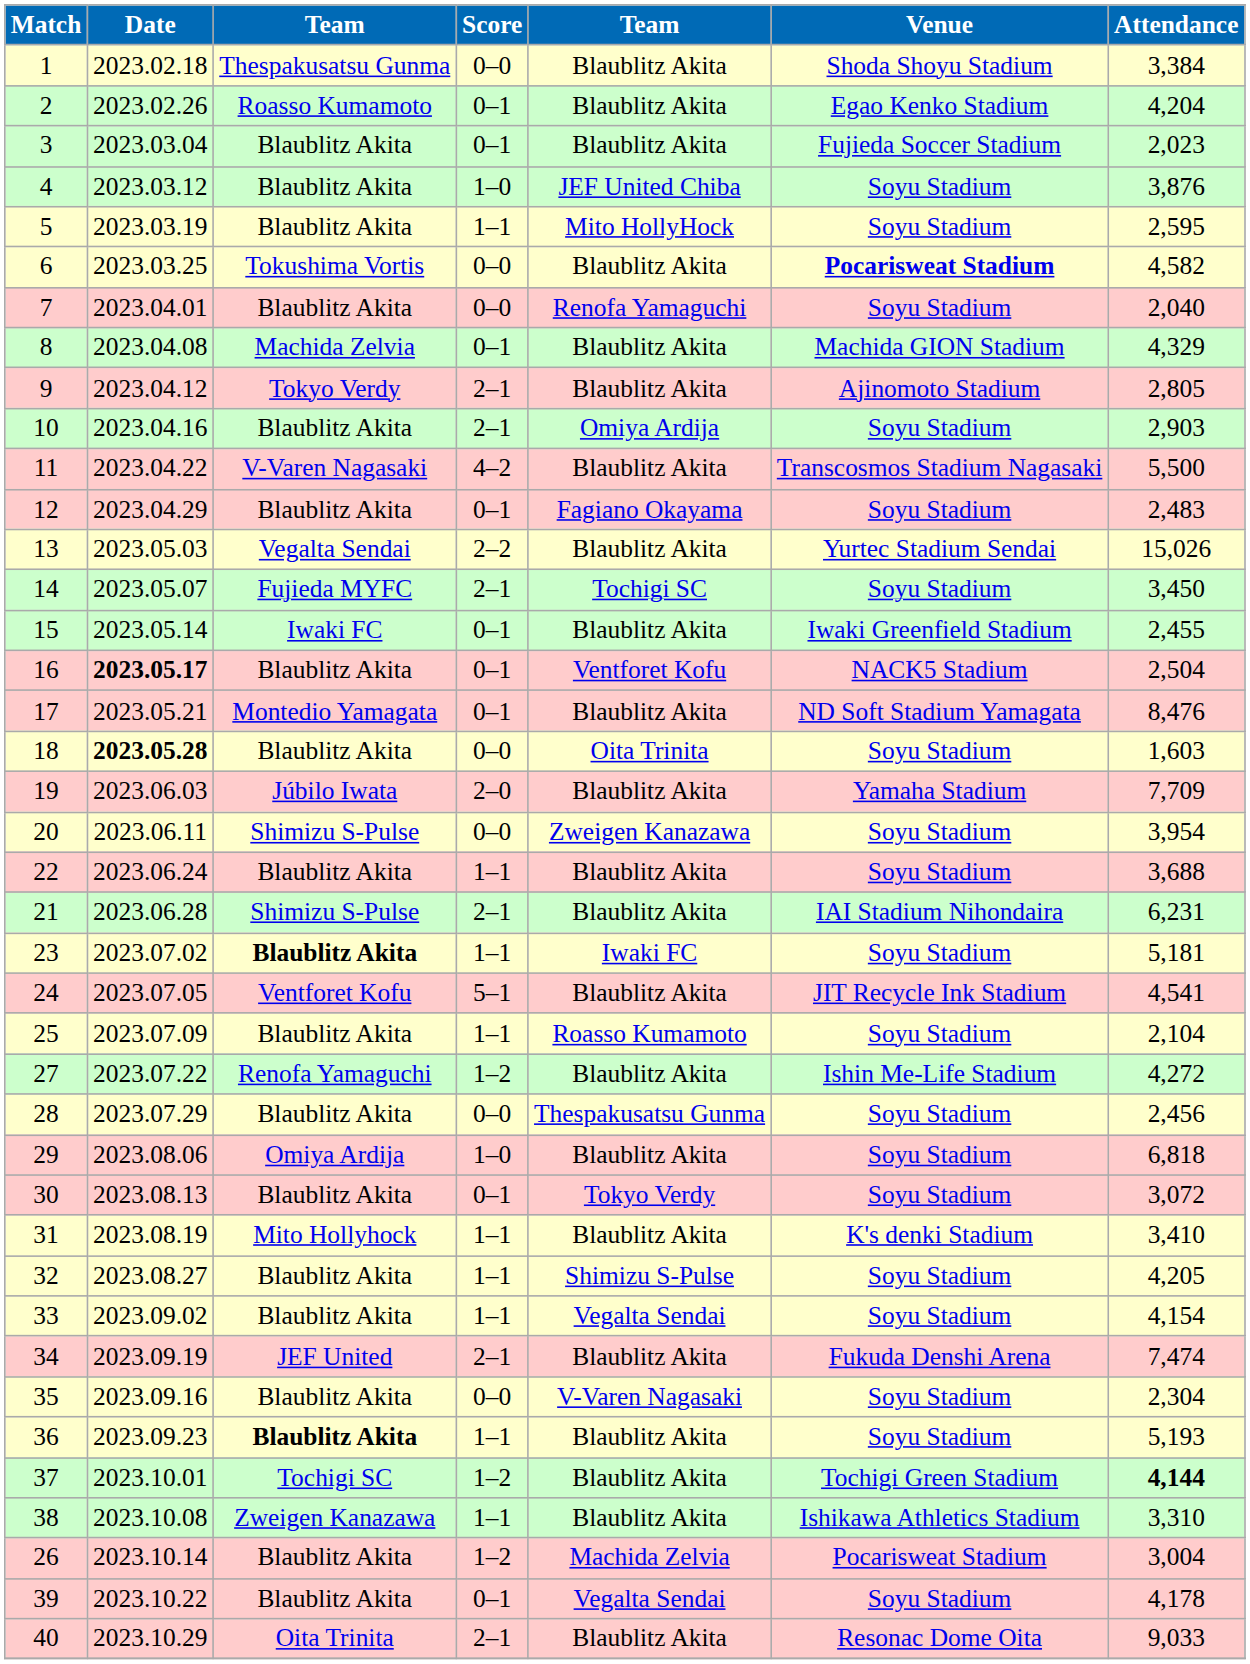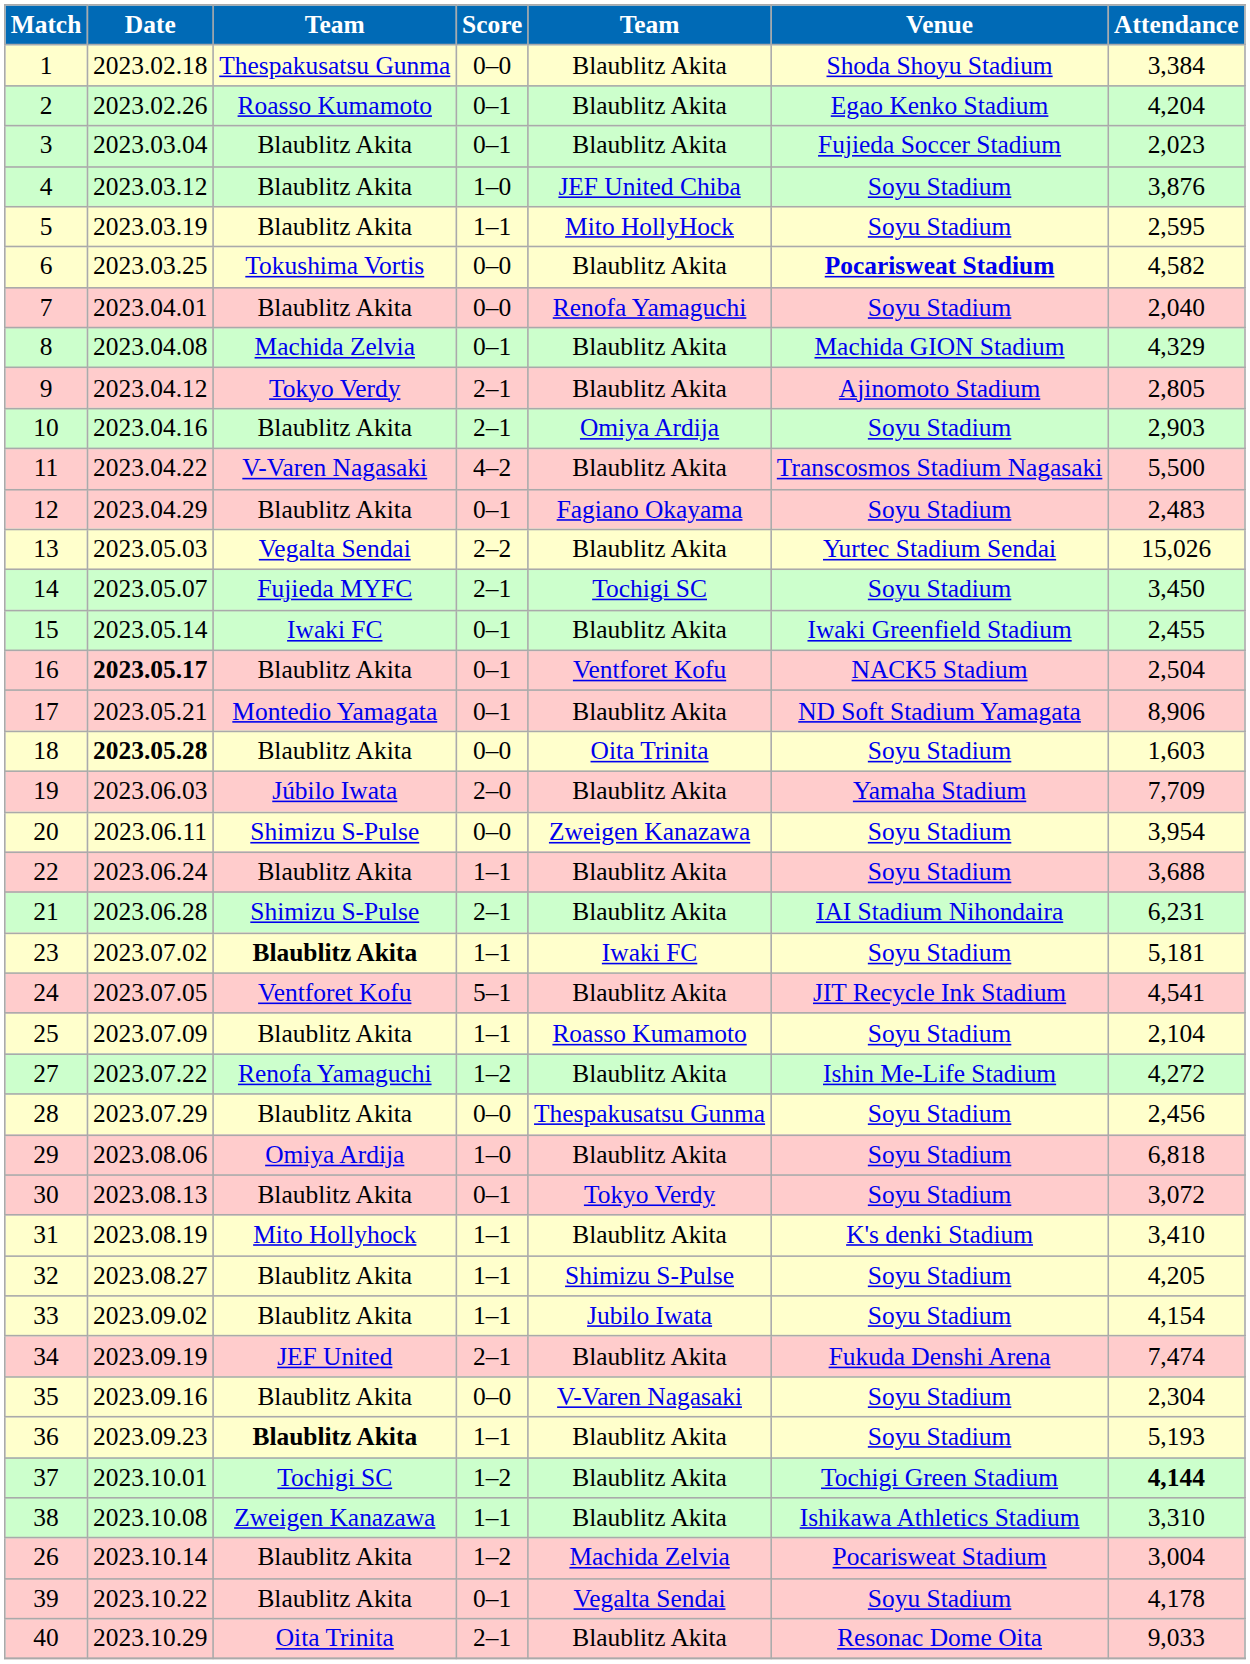(1176, 710) 8,476 -> (1176, 710) 8,906
(650, 1315) Vegalta Sendai -> (650, 1315) Jubilo Iwata
